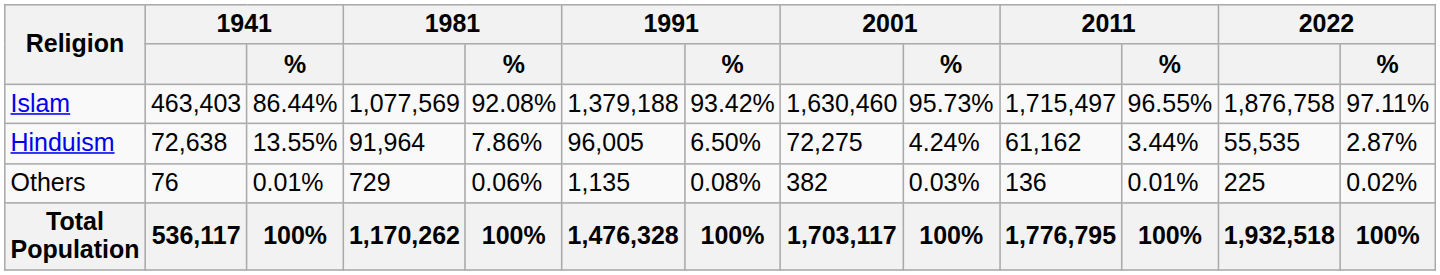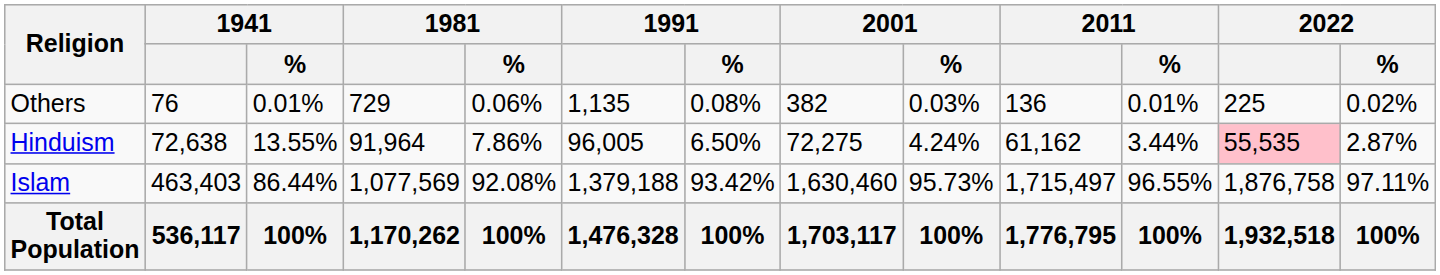rows swapped: (40, 103) <-> (48, 182)
(1262, 143) no background -> (1262, 143) pink background
